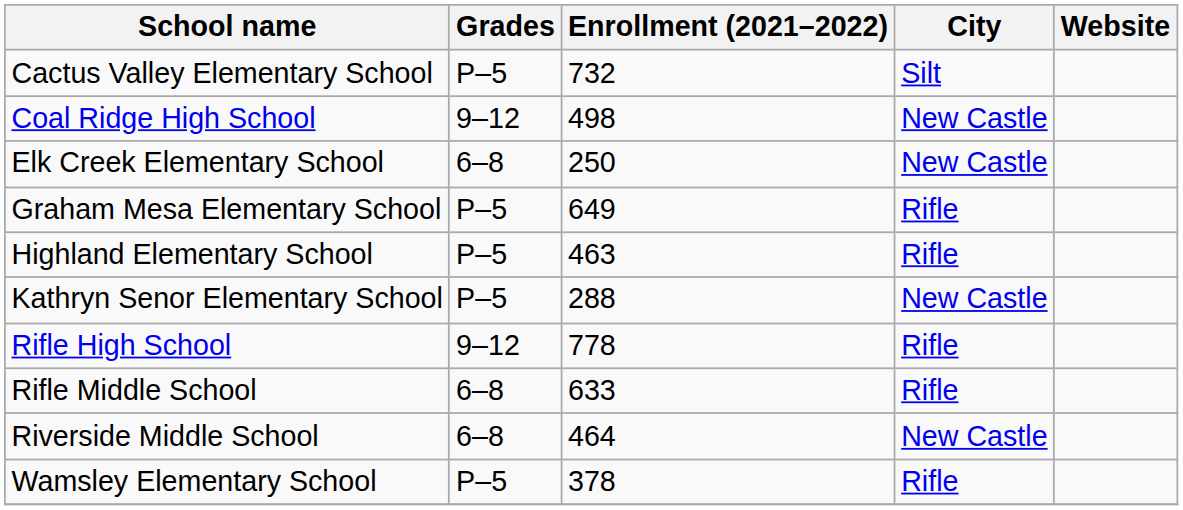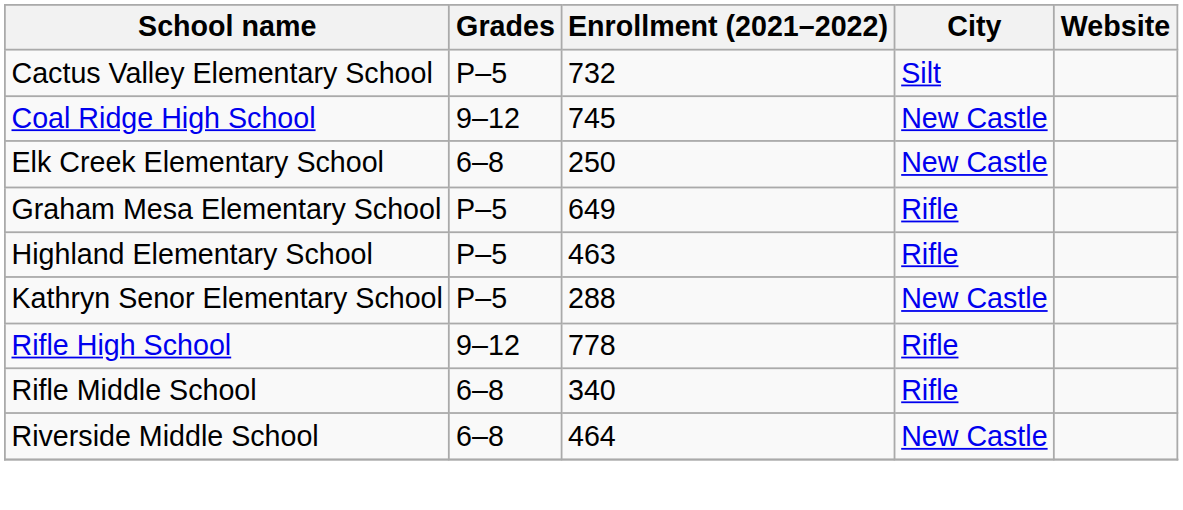(592, 118) 498 -> (592, 118) 745
(592, 390) 633 -> (592, 390) 340
- row: (194, 481)
